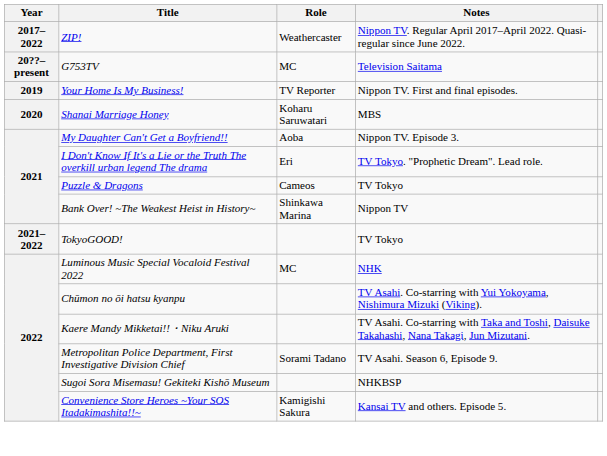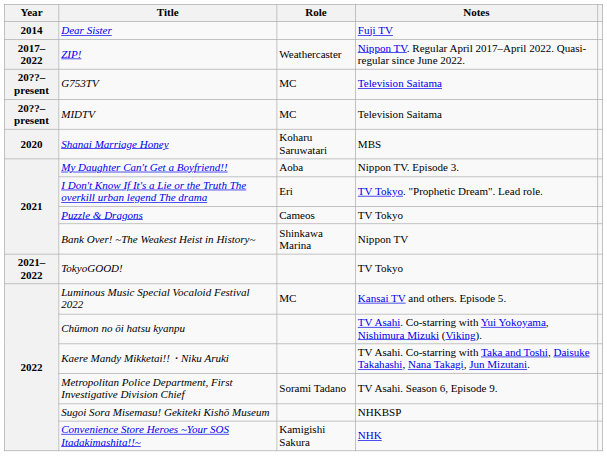+ row: (87, 30)
+ row: (78, 114)
- row: (122, 90)
(370, 269) NHK -> (432, 299) Kansai TV and others. Episode 5.
(432, 406) Kansai TV and others. Episode 5. -> (370, 436) NHK
